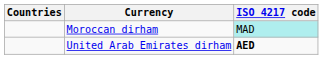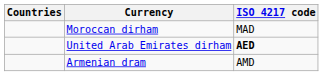(245, 29) paleturquoise background -> (245, 29) no background
+ row: (106, 62)
